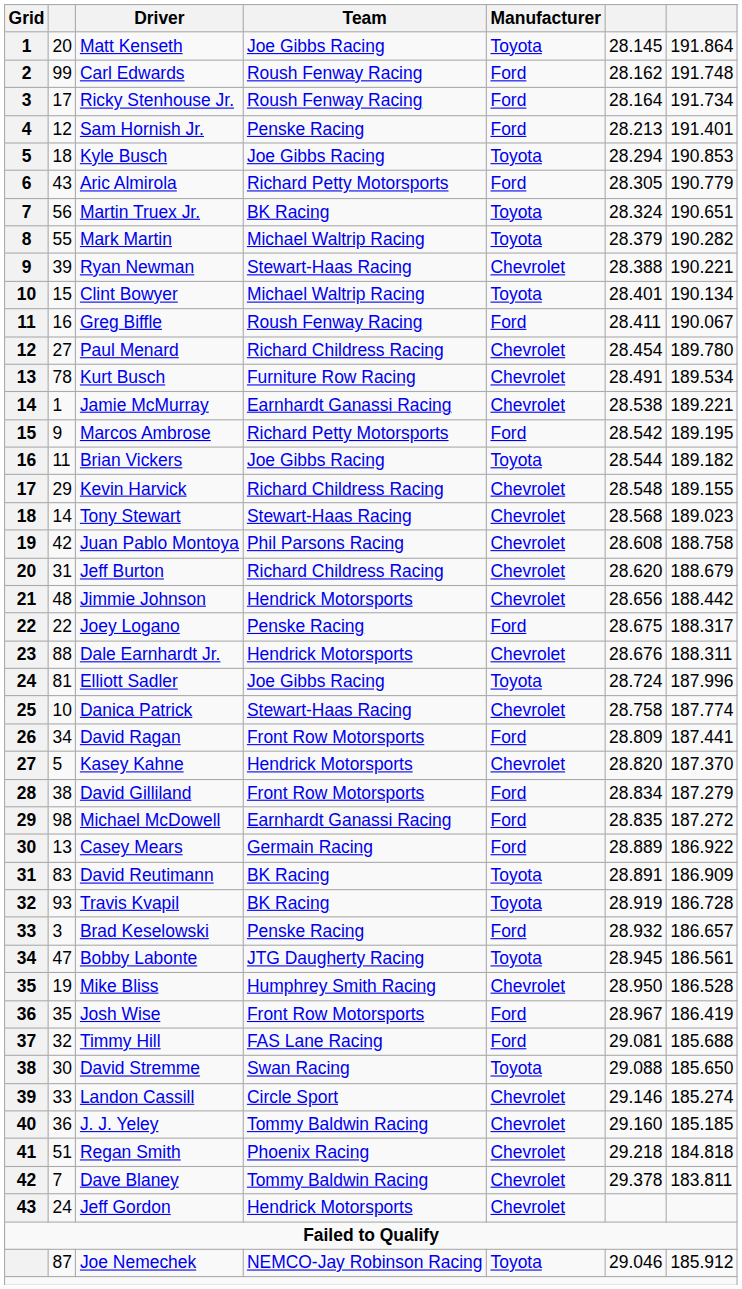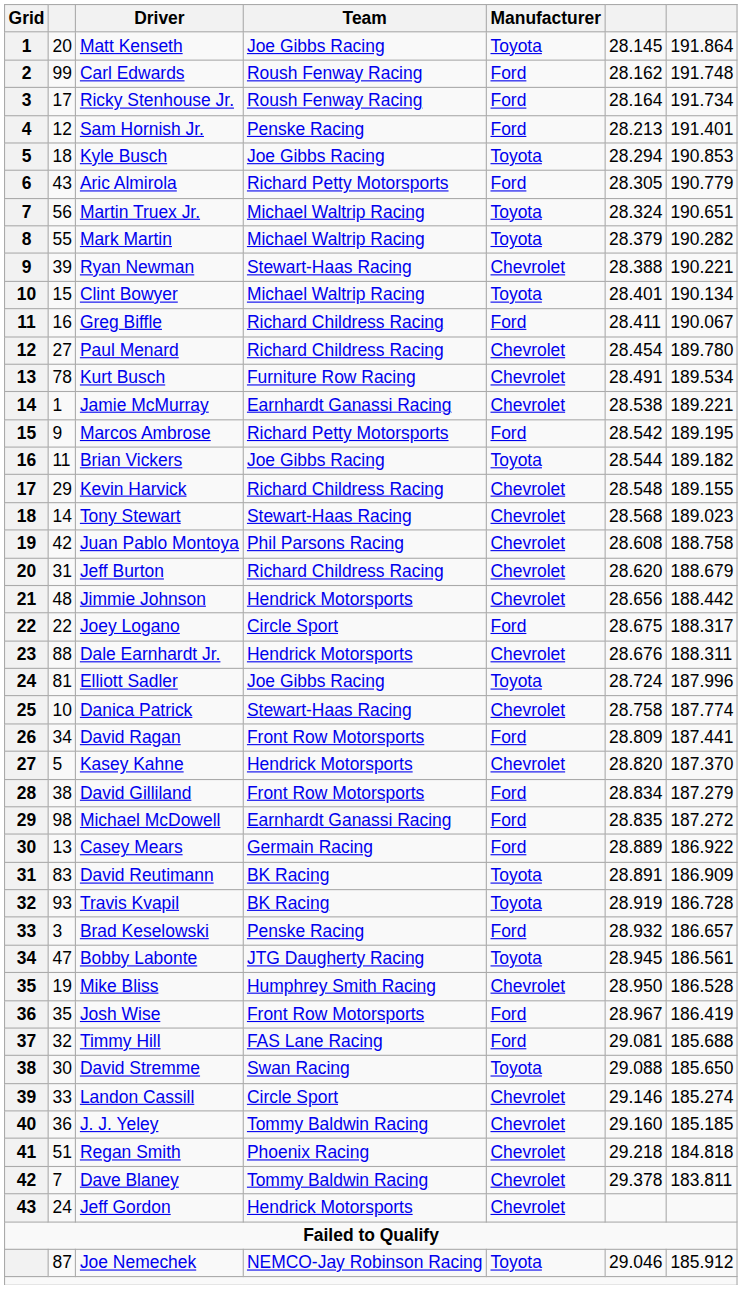(288, 211) BK Racing -> (336, 211) Michael Waltrip Racing
(335, 322) Roush Fenway Racing -> (345, 322) Richard Childress Racing
(306, 626) Penske Racing -> (292, 626) Circle Sport
